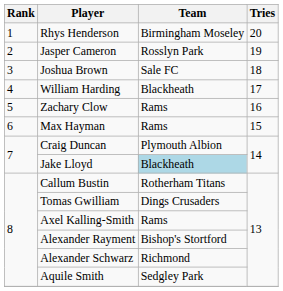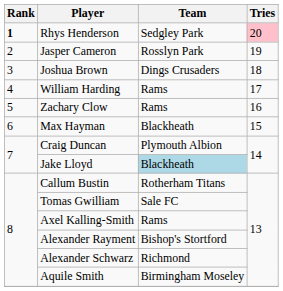(10, 32) normal -> (10, 32) bold
(192, 32) Birmingham Moseley -> (172, 32) Sedgley Park
(256, 32) no background -> (256, 32) pink background
(160, 70) Sale FC -> (180, 70) Dings Crusaders
(167, 88) Blackheath -> (154, 88) Rams
(154, 126) Rams -> (167, 126) Blackheath
(180, 201) Dings Crusaders -> (160, 201) Sale FC
(172, 276) Sedgley Park -> (192, 276) Birmingham Moseley
